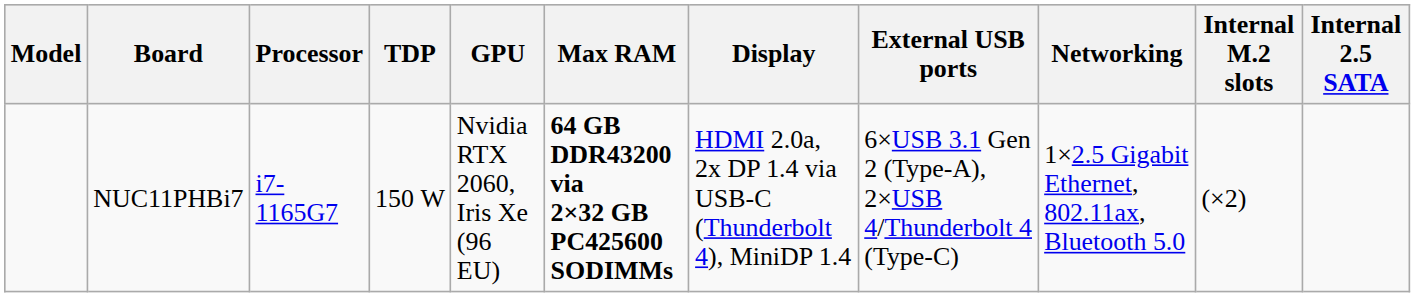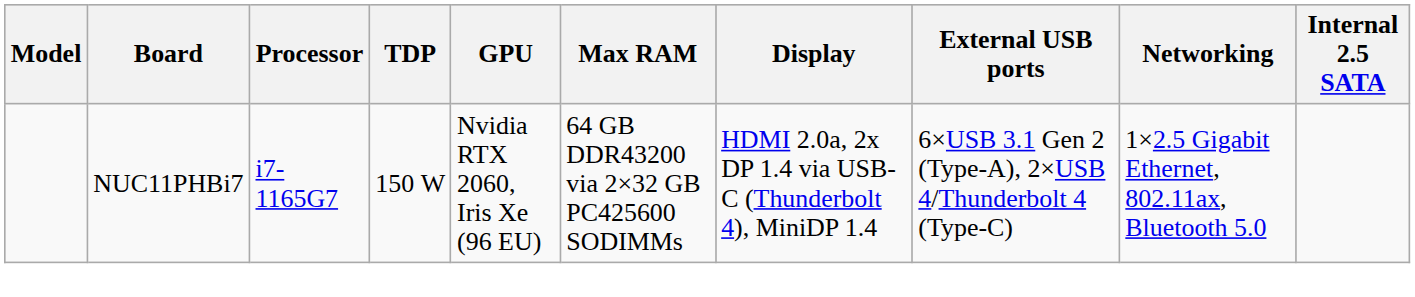- column: (1249, 54)
(612, 197) bold -> (633, 182) normal
